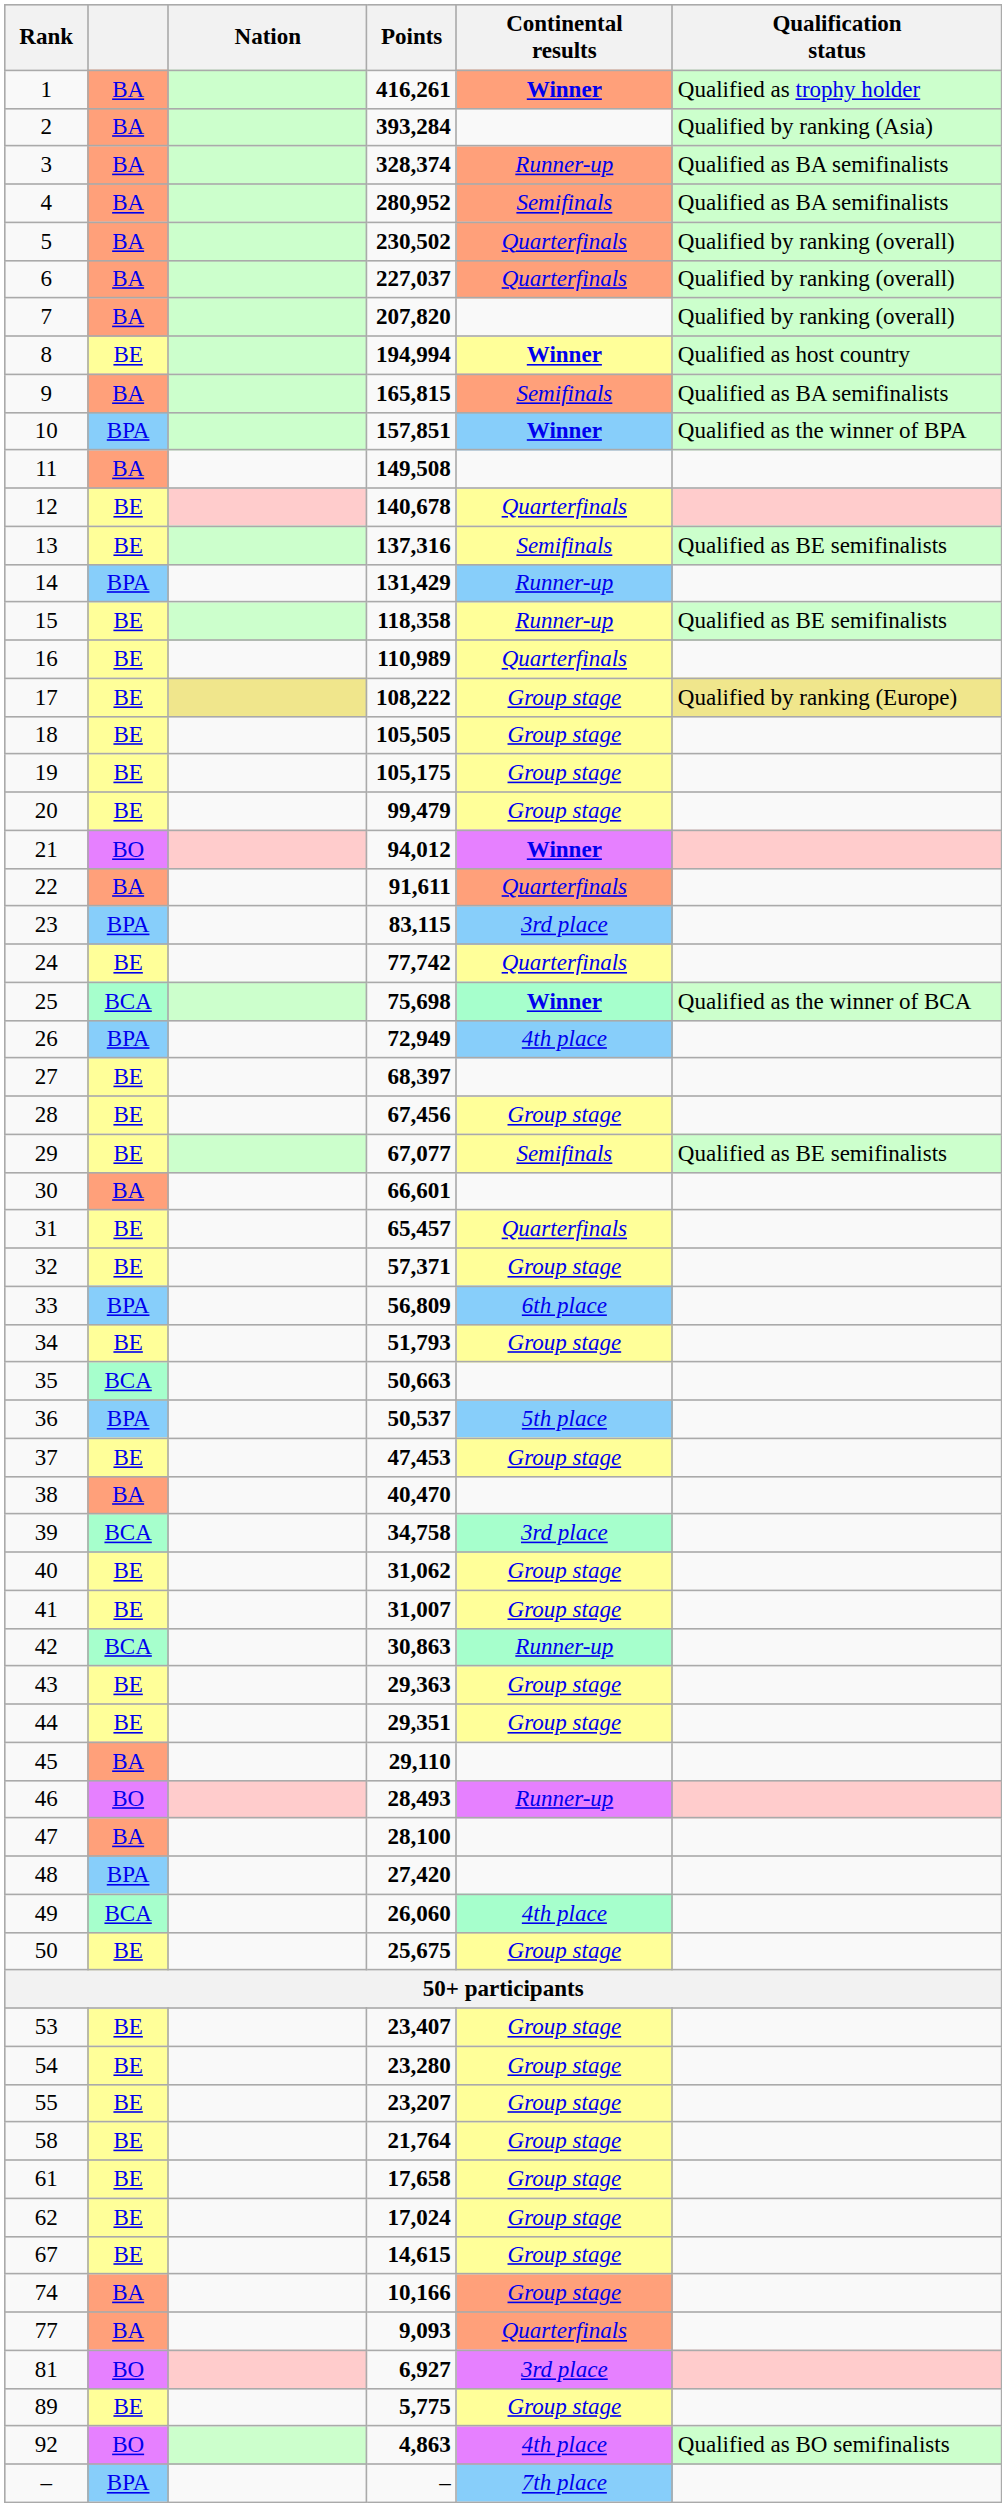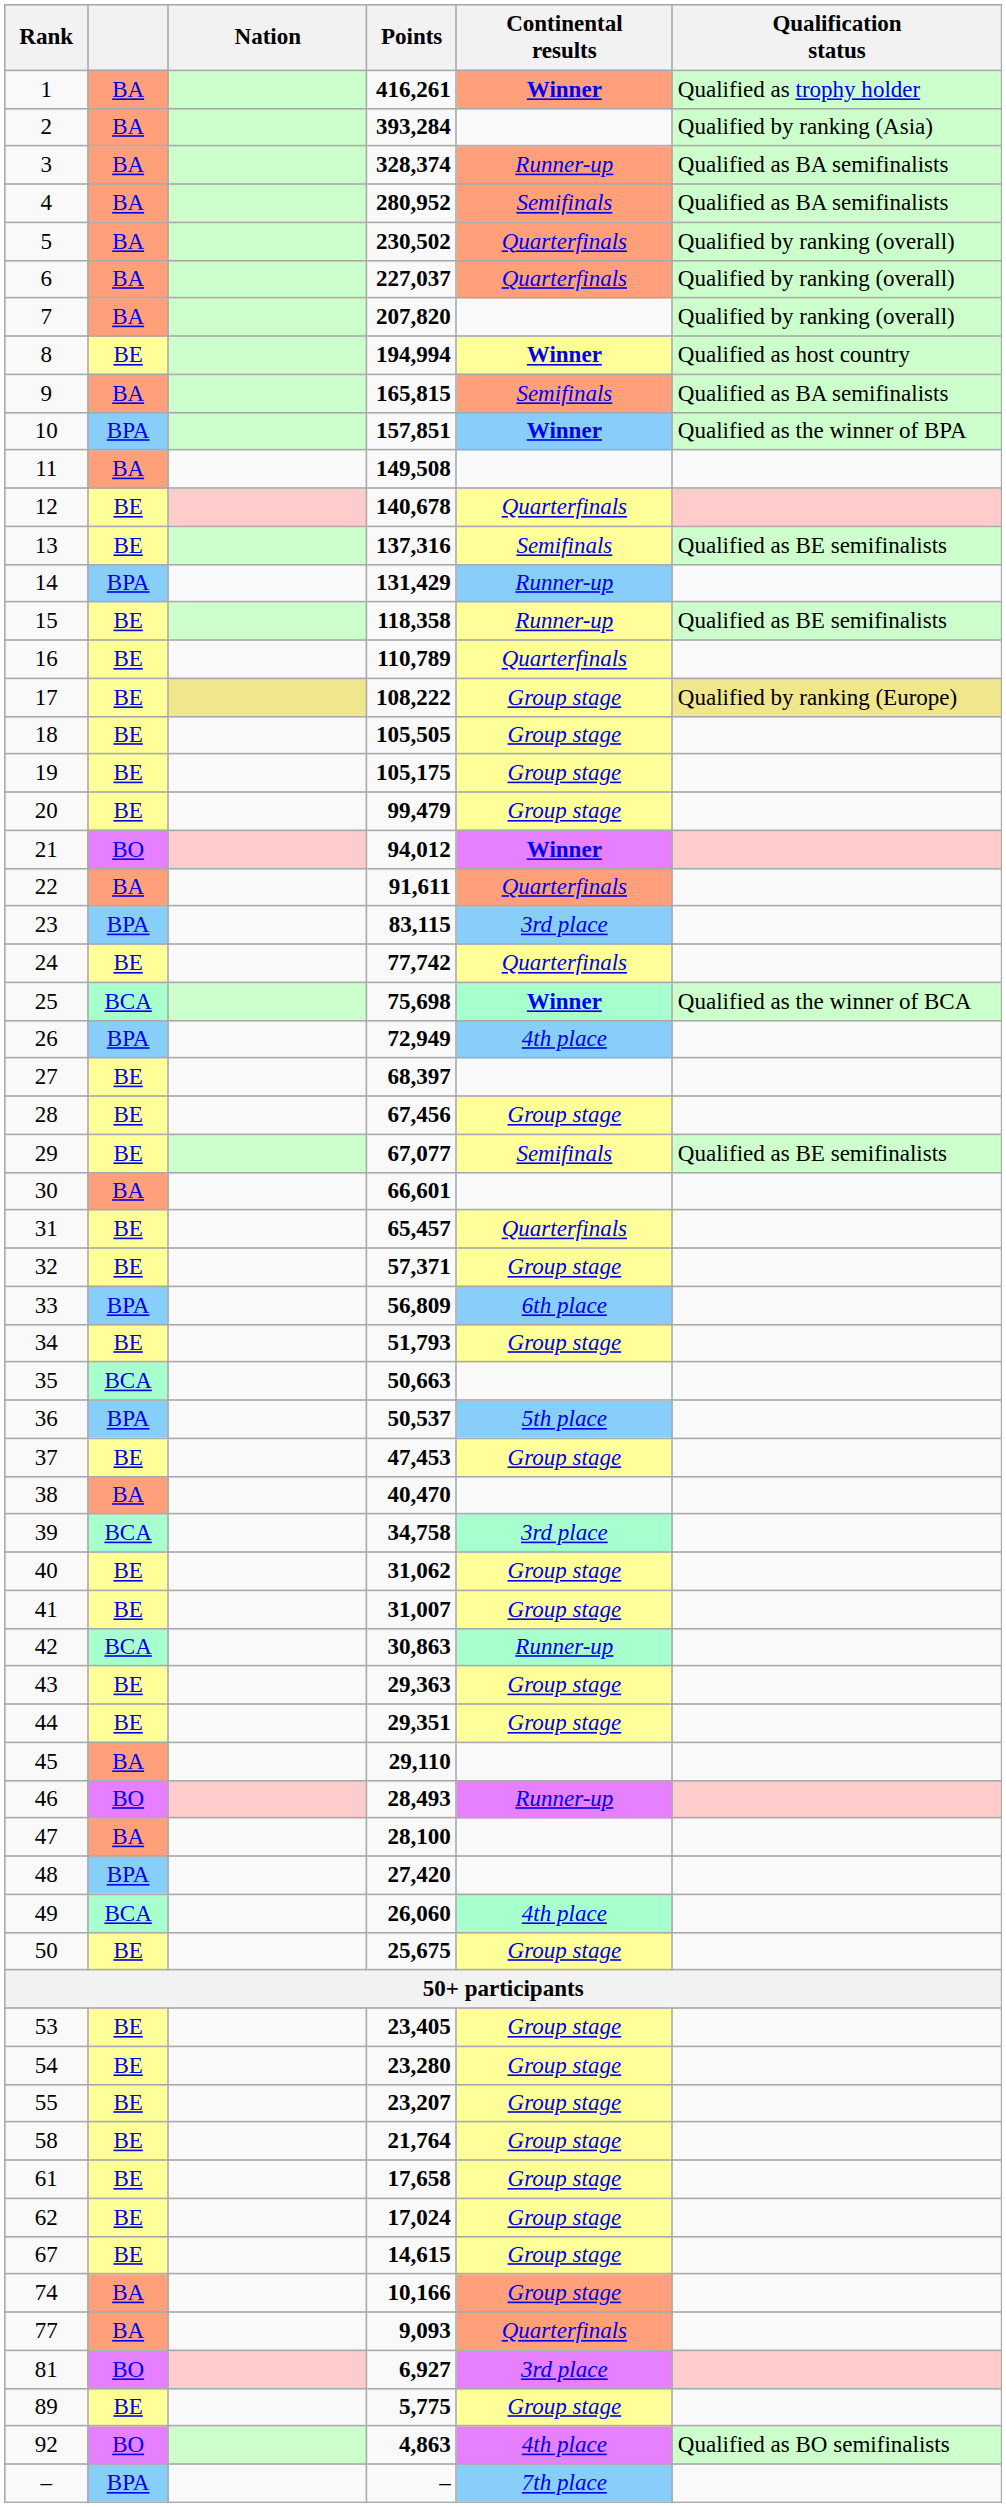(414, 658) 110,989 -> (414, 658) 110,789
(419, 2026) 23,407 -> (419, 2026) 23,405
